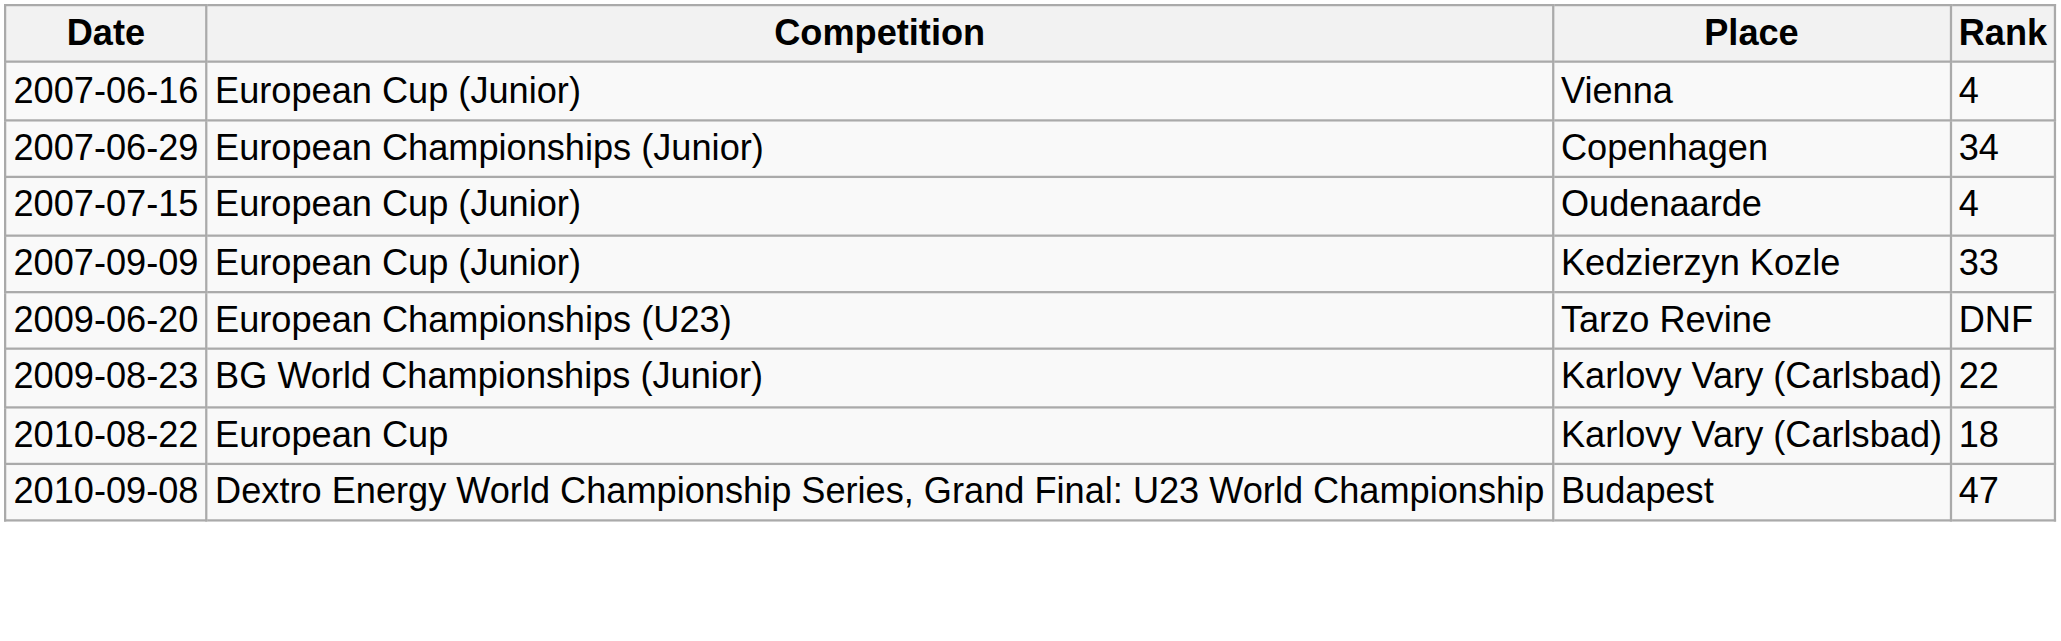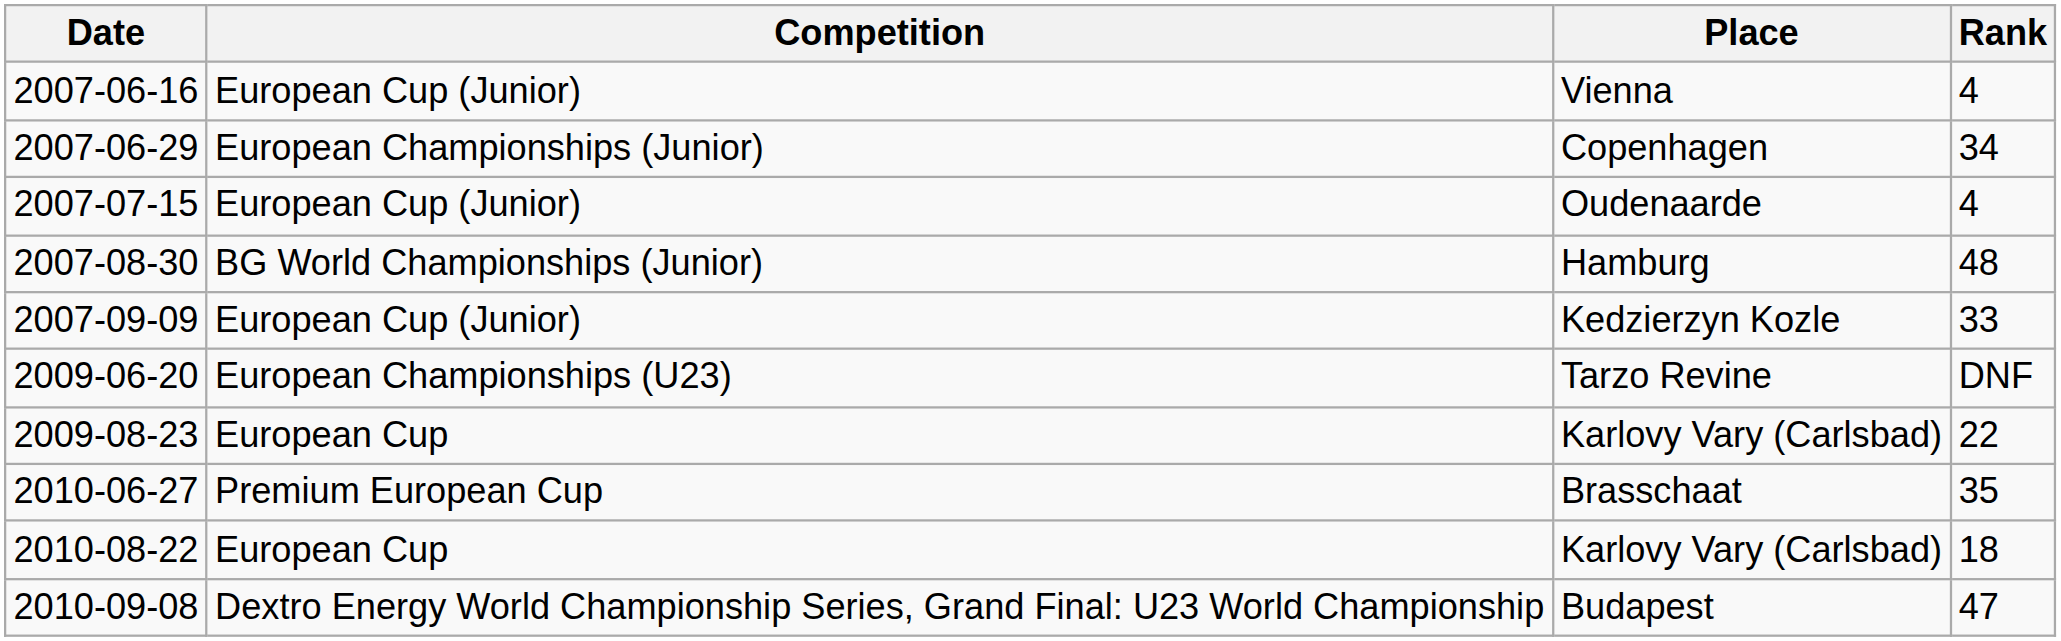+ row: (106, 262)
(489, 377) BG World Championships (Junior) -> (332, 434) European Cup
+ row: (106, 491)
